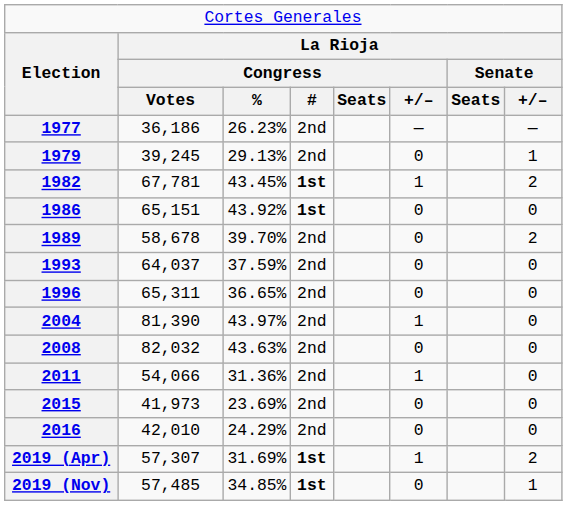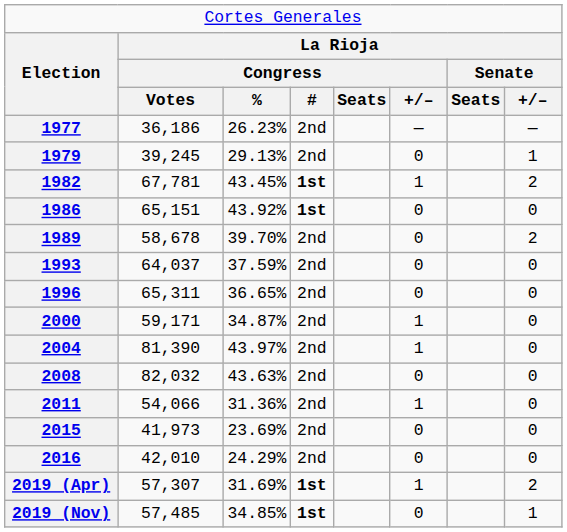+ row: (61, 321)
